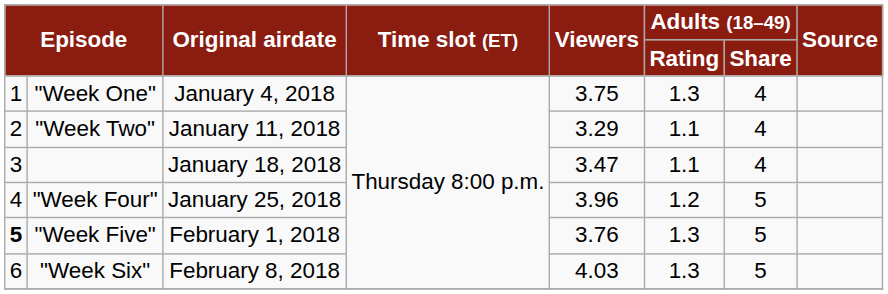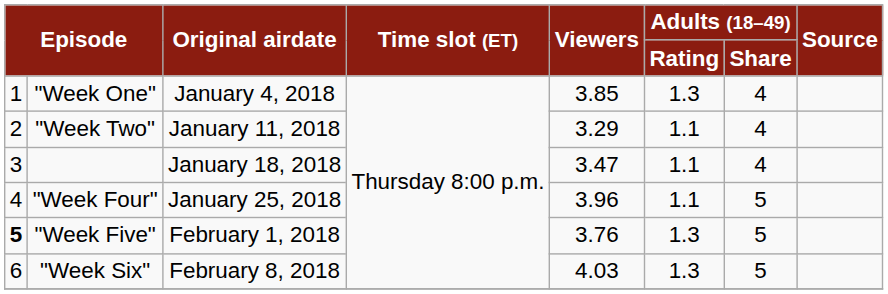(597, 93) 3.75 -> (597, 93) 3.85
(684, 199) 1.2 -> (684, 199) 1.1
